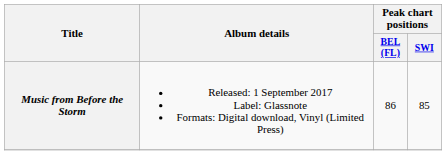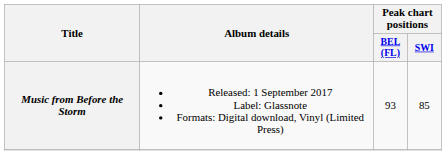(390, 105) 86 -> (390, 105) 93
